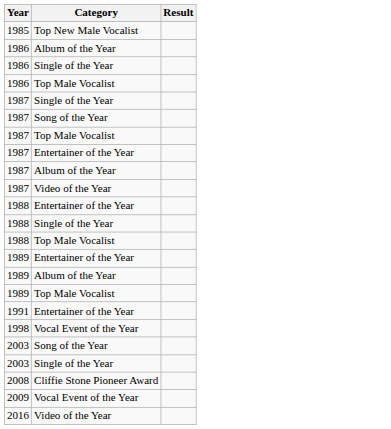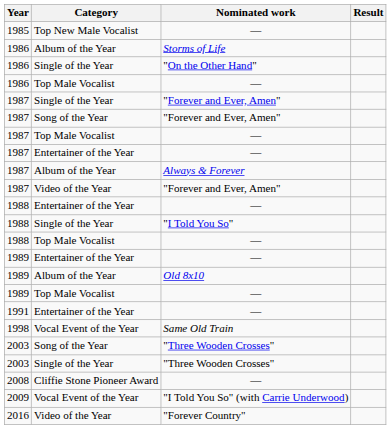+ column: (256, 13)
